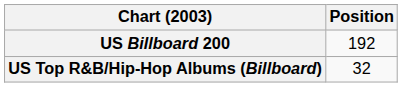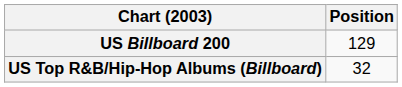(362, 43) 192 -> (362, 43) 129
